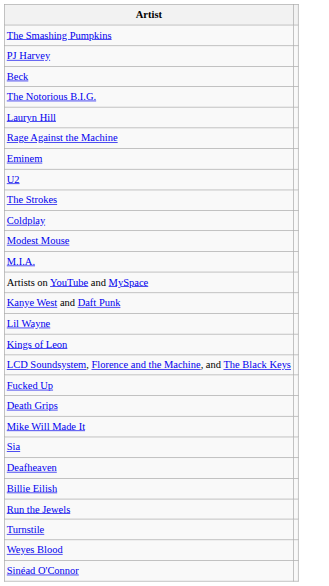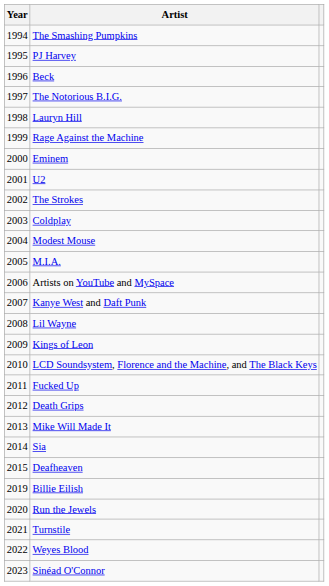+ column: (17, 14)
